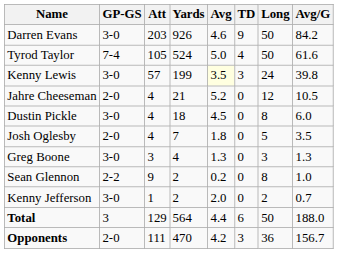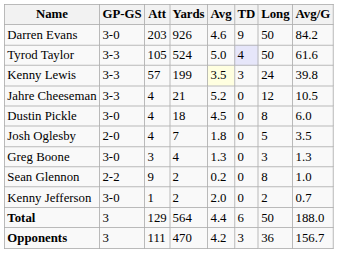(111, 55) 7-4 -> (111, 55) 3-3
(241, 55) no background -> (241, 55) lavender background
(111, 75) 3-0 -> (111, 75) 3-3
(111, 95) 2-0 -> (111, 95) 3-3
(111, 237) 2-0 -> (106, 237) 3
